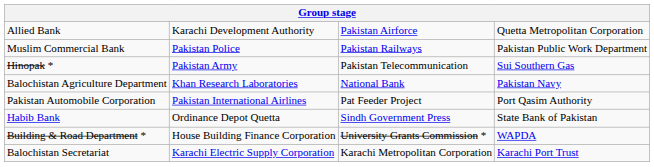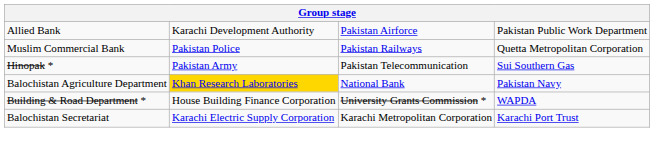(570, 30) Quetta Metropolitan Corporation -> (572, 30) Pakistan Public Work Department
(572, 48) Pakistan Public Work Department -> (570, 48) Quetta Metropolitan Corporation
(235, 83) no background -> (235, 83) gold background
- row: (81, 100)
- row: (33, 118)
